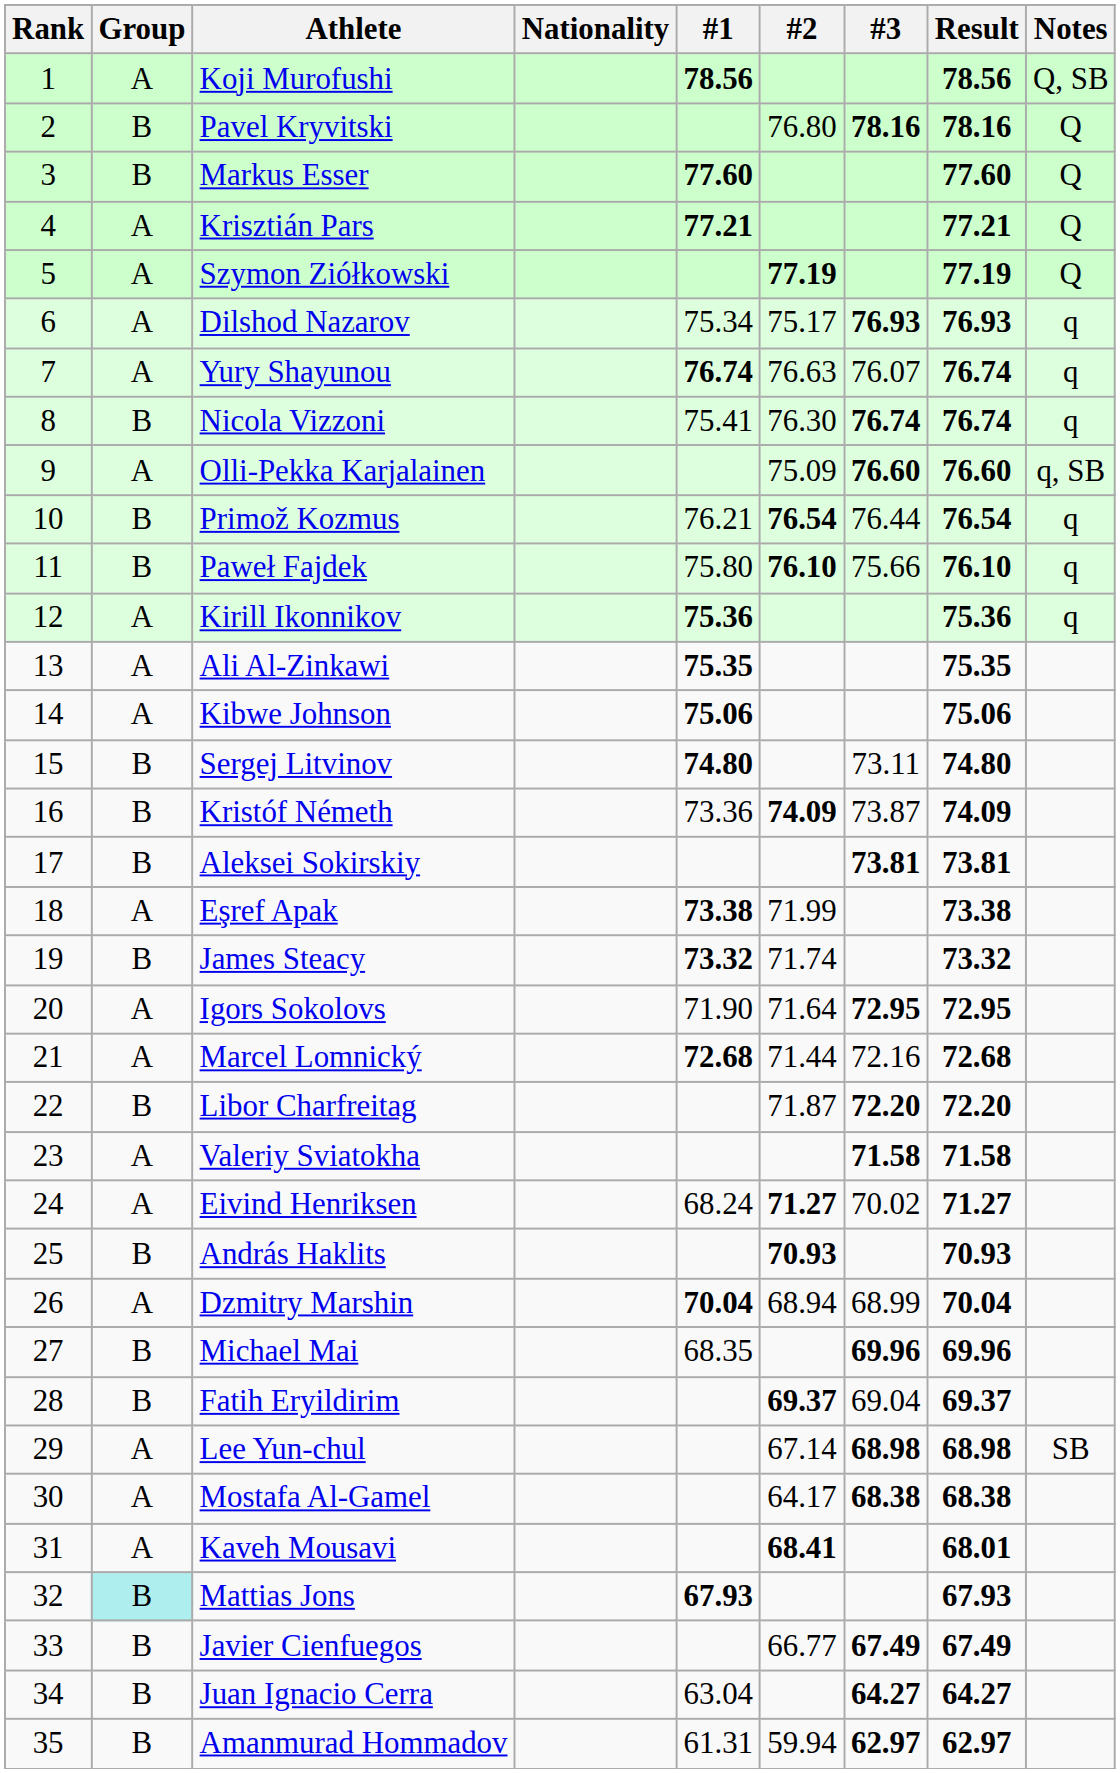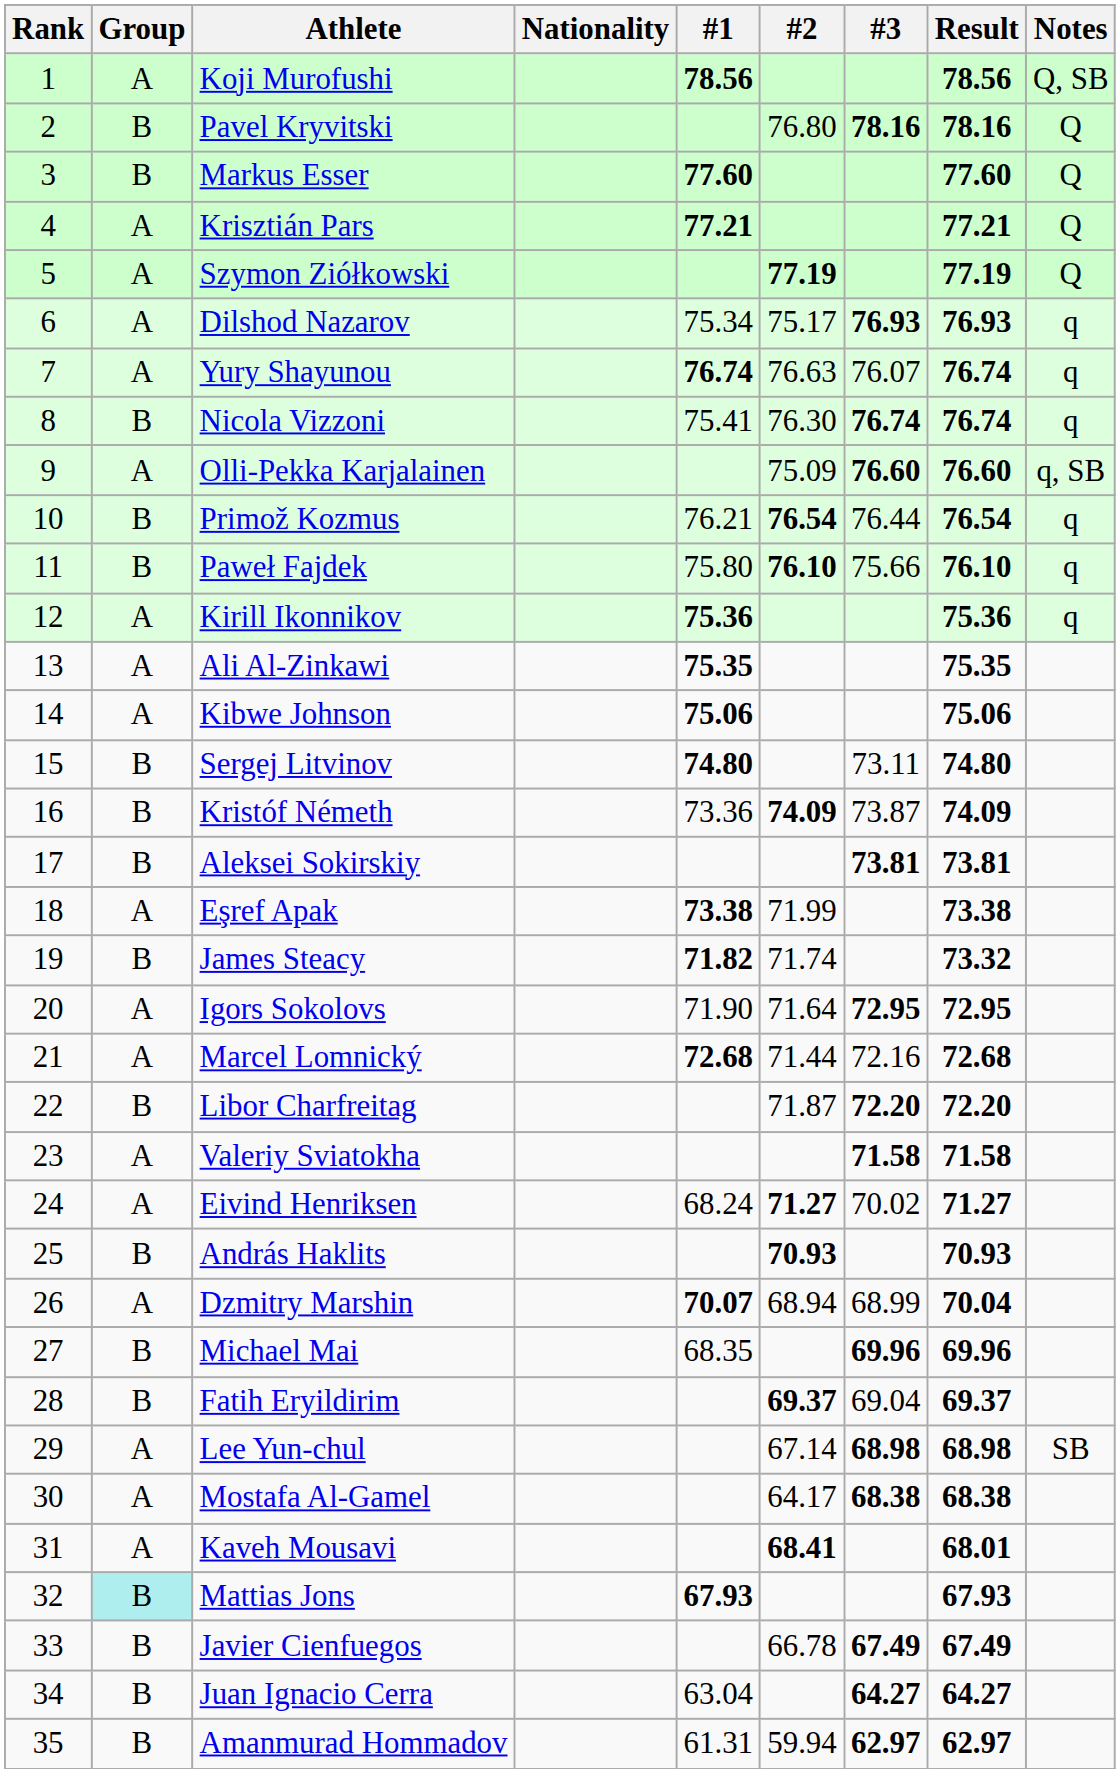(718, 959) 73.32 -> (718, 959) 71.82
(718, 1302) 70.04 -> (718, 1302) 70.07
(802, 1645) 66.77 -> (802, 1645) 66.78
